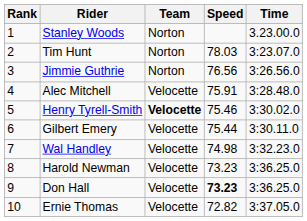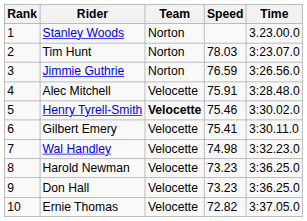(222, 71) 76.56 -> (222, 71) 76.59
(222, 129) 75.44 -> (222, 129) 75.41
(222, 187) bold -> (222, 187) normal
